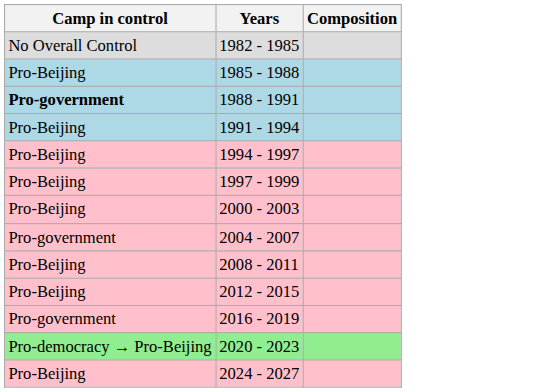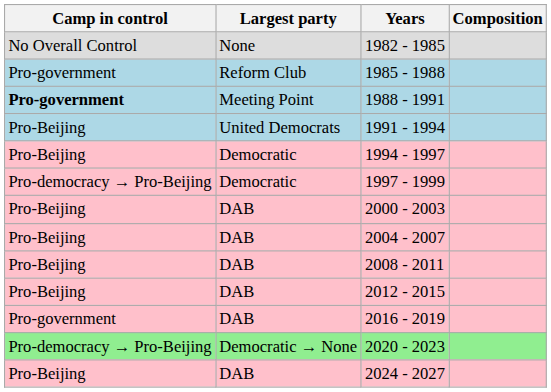+ column: (288, 18)
(47, 72) Pro-Beijing -> (62, 72) Pro-government
(47, 182) Pro-Beijing -> (110, 182) Pro-democracy → Pro-Beijing
(62, 236) Pro-government -> (47, 236) Pro-Beijing
